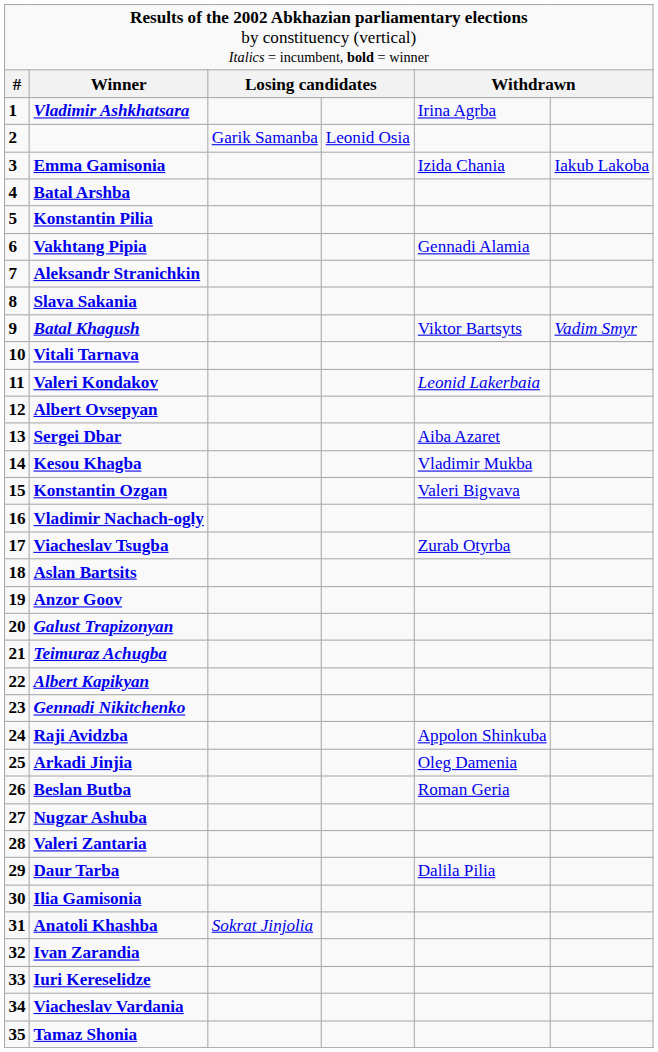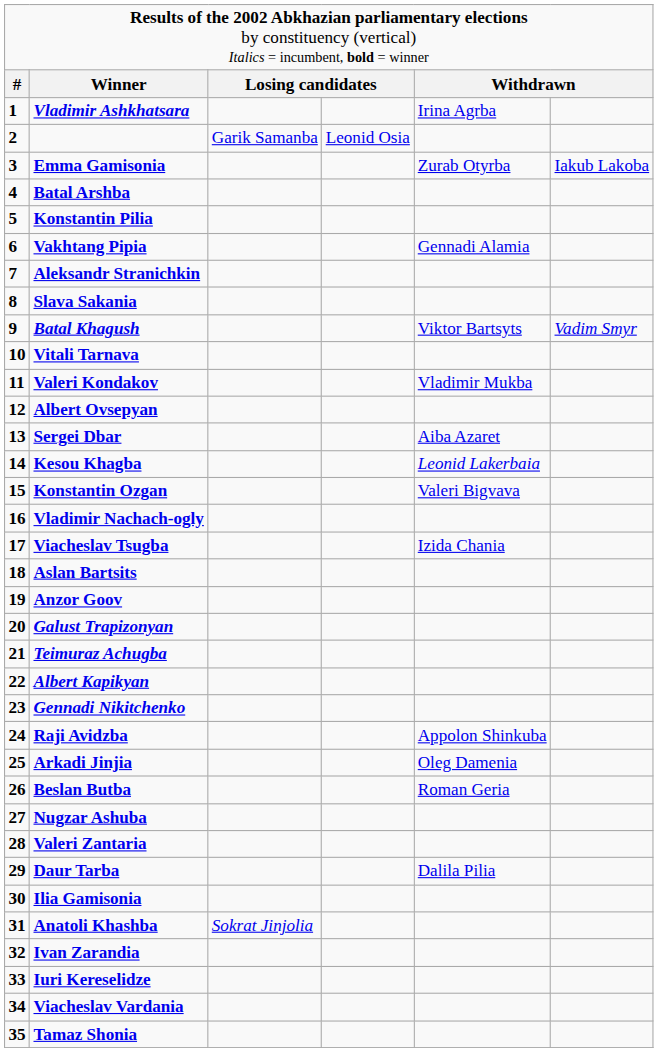(461, 165) Izida Chania -> (464, 165) Zurab Otyrba
(479, 382) Leonid Lakerbaia -> (475, 382) Vladimir Mukba
(475, 463) Vladimir Mukba -> (479, 463) Leonid Lakerbaia
(464, 545) Zurab Otyrba -> (461, 545) Izida Chania
